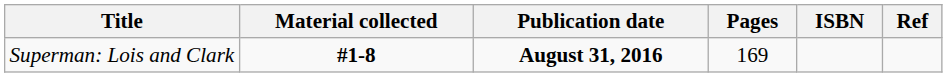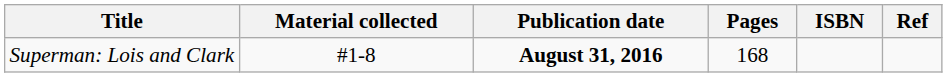(356, 54) bold -> (356, 54) normal
(752, 54) 169 -> (752, 54) 168
